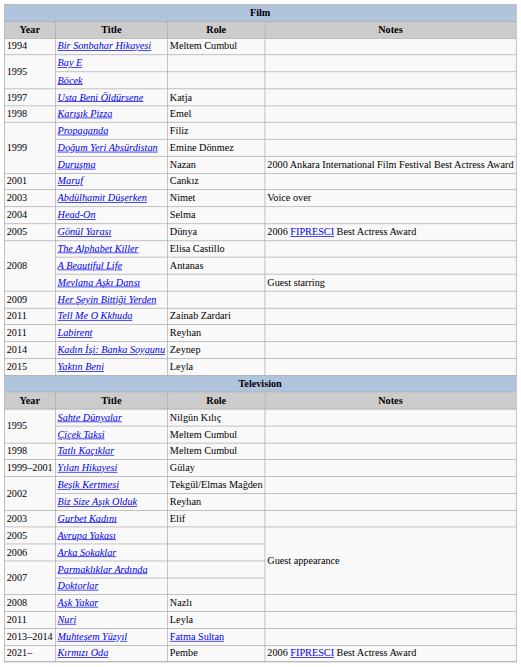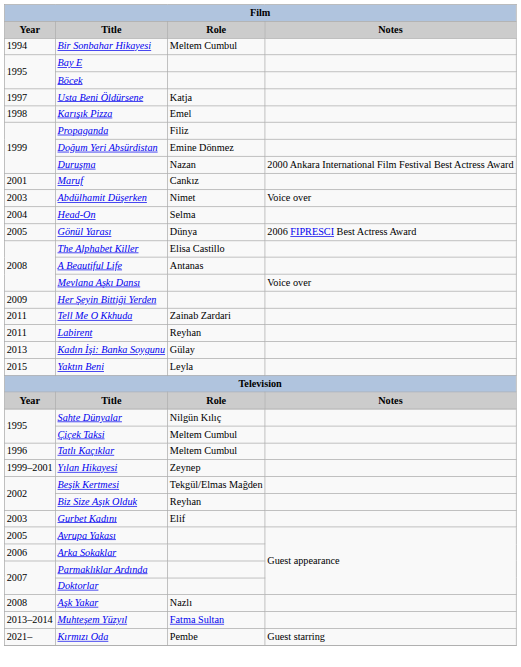(296, 283) Guest starring -> (289, 283) Voice over
(17, 350) 2014 -> (17, 350) 2013
(185, 350) Zeynep -> (182, 350) Gülay
(17, 451) 1998 -> (17, 451) 1996
(182, 468) Gülay -> (185, 468) Zeynep
- row: (67, 620)
(342, 654) 2006 FIPRESCI Best Actress Award -> (296, 637) Guest starring
